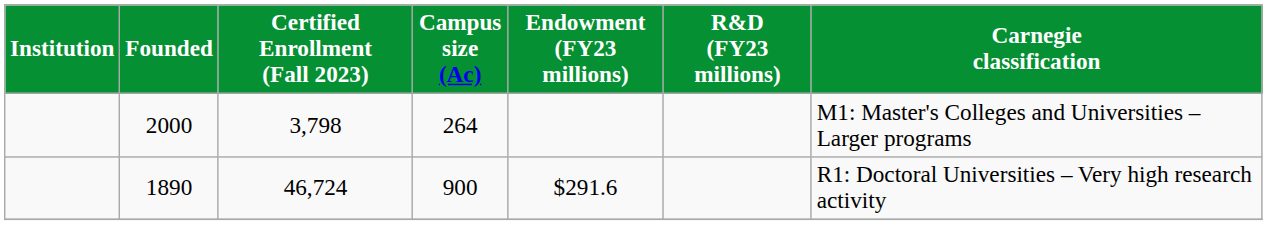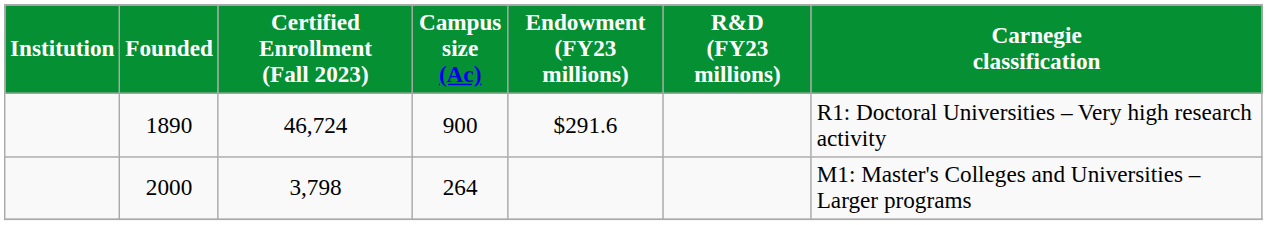rows swapped: (169, 187) <-> (169, 124)
